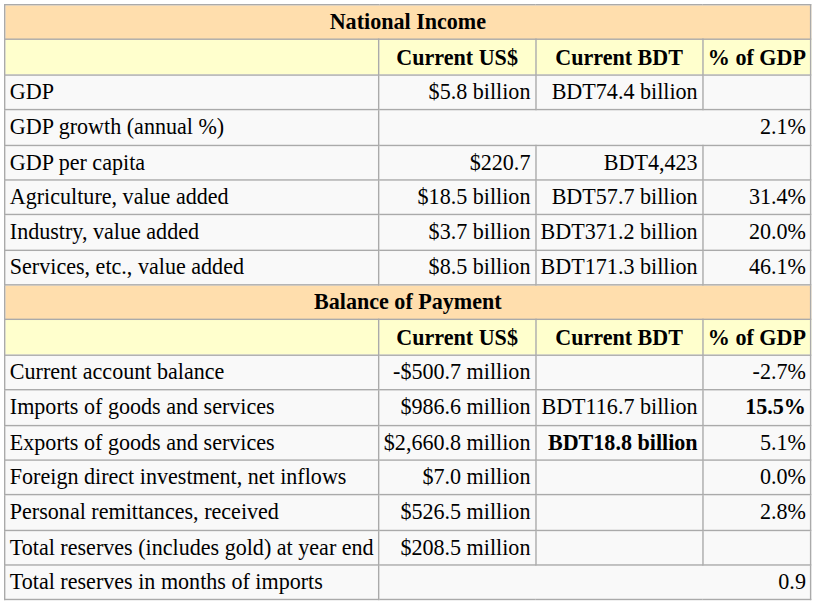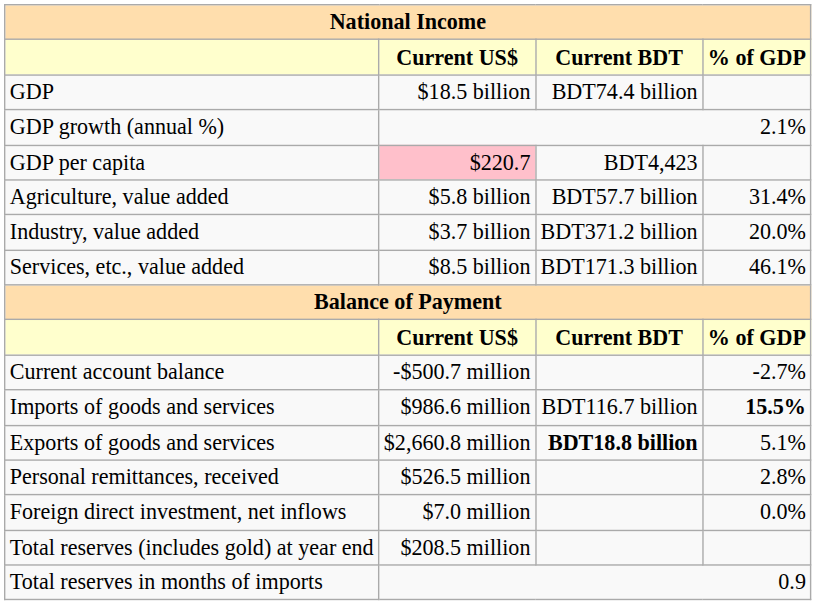(480, 92) $5.8 billion -> (474, 92) $18.5 billion
(500, 162) no background -> (500, 162) pink background
(474, 197) $18.5 billion -> (480, 197) $5.8 billion
rows swapped: (178, 477) <-> (144, 512)
